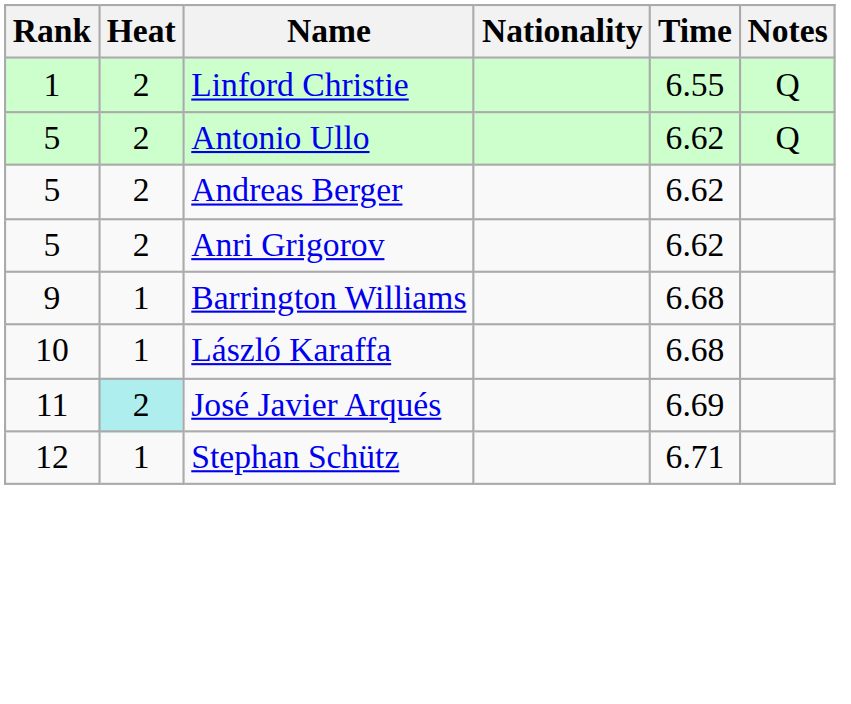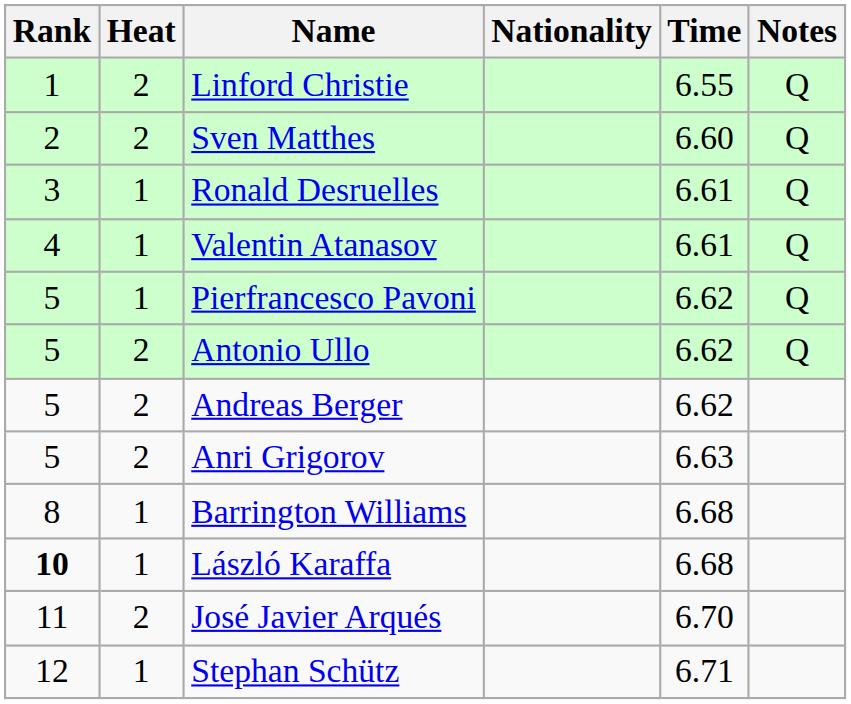+ row: (283, 137)
+ row: (315, 191)
+ row: (314, 244)
+ row: (334, 297)
(695, 244) 6.62 -> (704, 457) 6.63
(52, 297) 9 -> (52, 510) 8
(52, 350) normal -> (52, 564) bold
(141, 404) paleturquoise background -> (141, 617) no background
(695, 404) 6.69 -> (704, 617) 6.70
